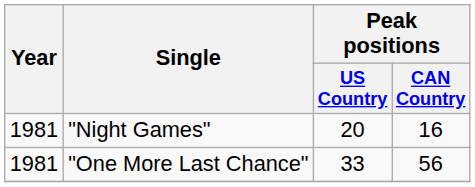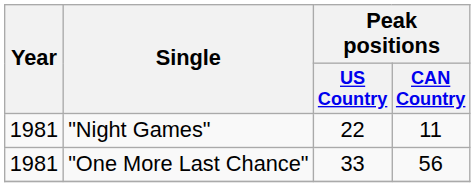(353, 130) 20 -> (353, 130) 22
(431, 130) 16 -> (431, 130) 11
